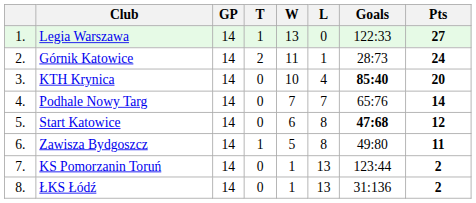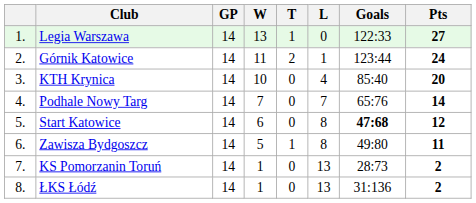columns swapped: (292, 15) <-> (260, 15)
(372, 58) 28:73 -> (372, 58) 123:44
(372, 79) bold -> (372, 79) normal
(372, 166) 123:44 -> (372, 166) 28:73
